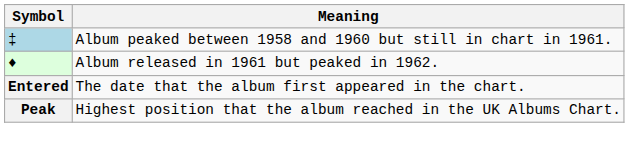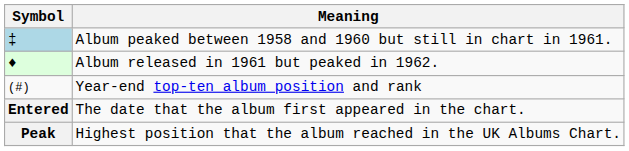+ row: (249, 87)
